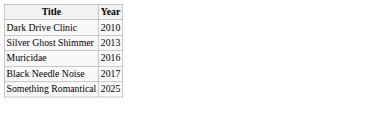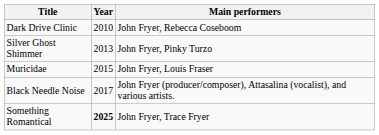+ column: (245, 12)
(111, 58) 2016 -> (103, 69) 2015
(111, 89) normal -> (103, 117) bold
